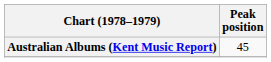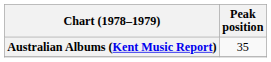(243, 47) 45 -> (243, 47) 35
